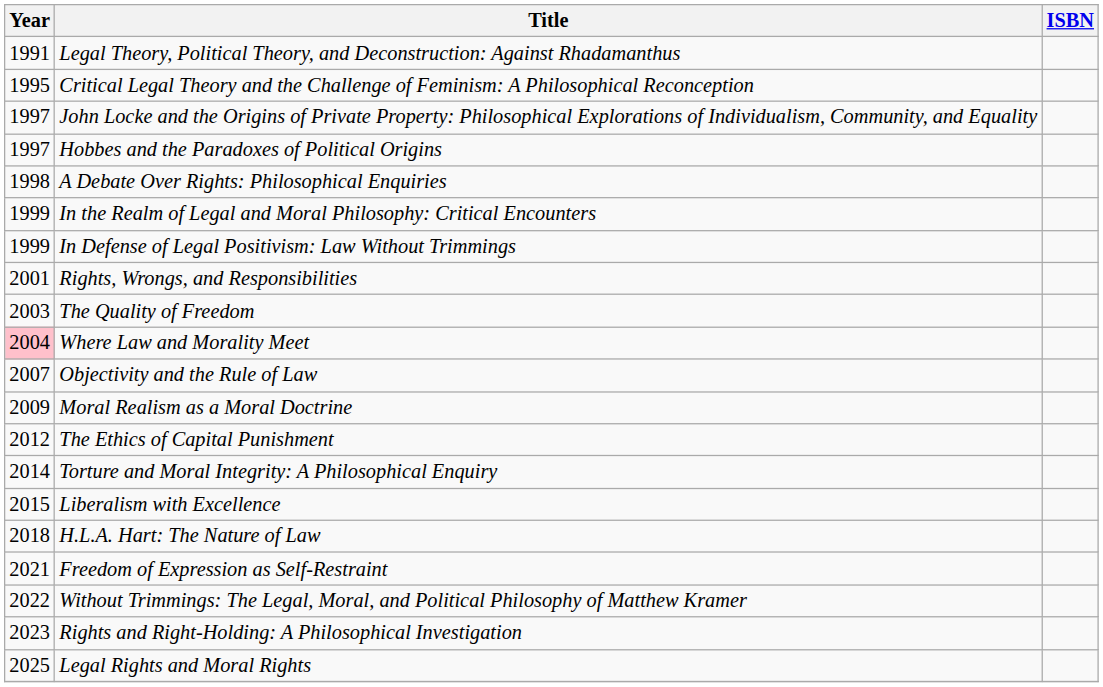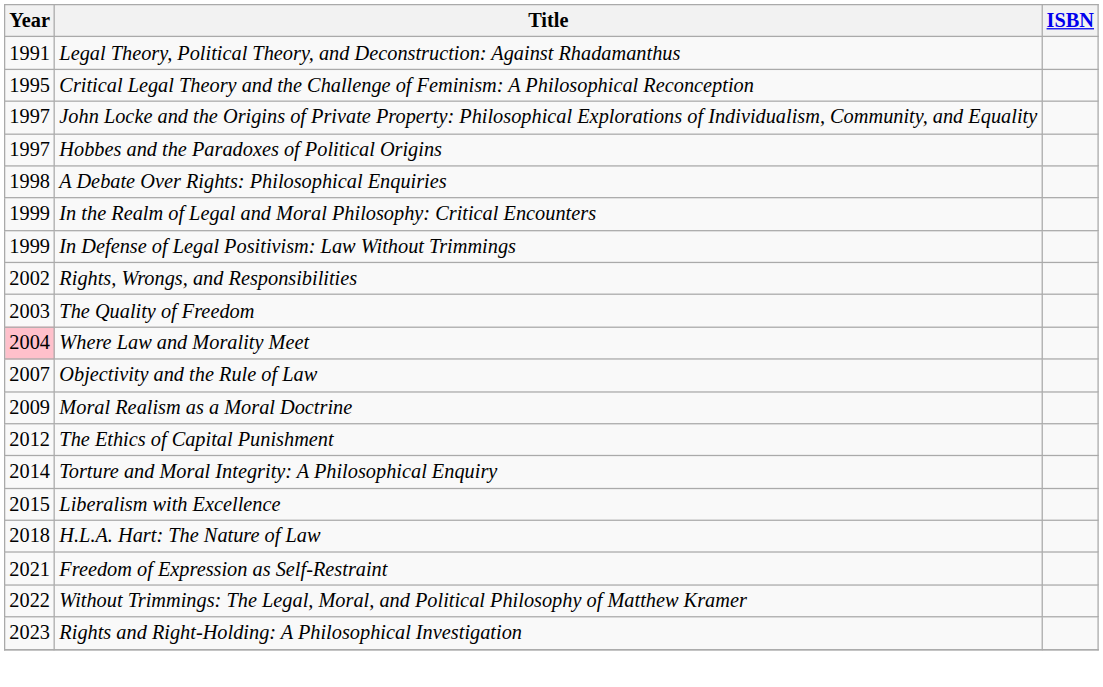(30, 278) 2001 -> (30, 278) 2002
- row: (185, 665)
